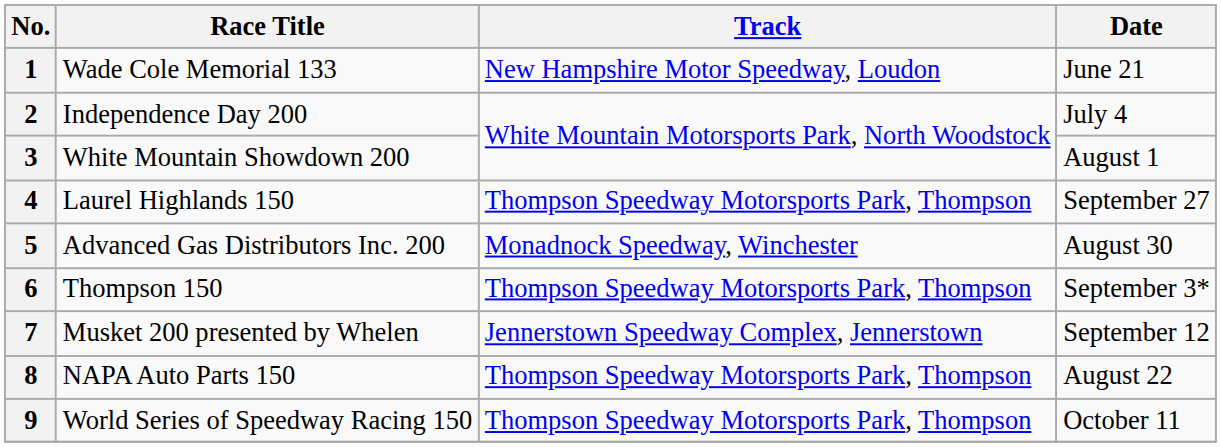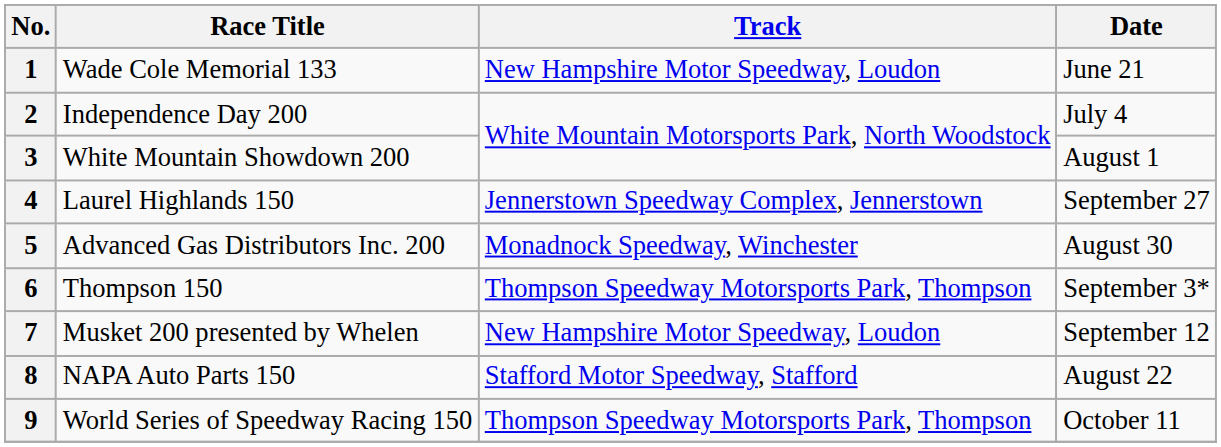(758, 200) Thompson Speedway Motorsports Park, Thompson -> (734, 200) Jennerstown Speedway Complex, Jennerstown
(734, 332) Jennerstown Speedway Complex, Jennerstown -> (713, 332) New Hampshire Motor Speedway, Loudon
(758, 375) Thompson Speedway Motorsports Park, Thompson -> (671, 375) Stafford Motor Speedway, Stafford
